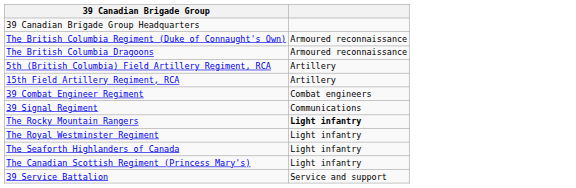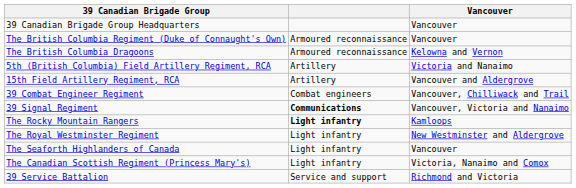+ column: (490, 11)
(326, 108) normal -> (326, 108) bold
